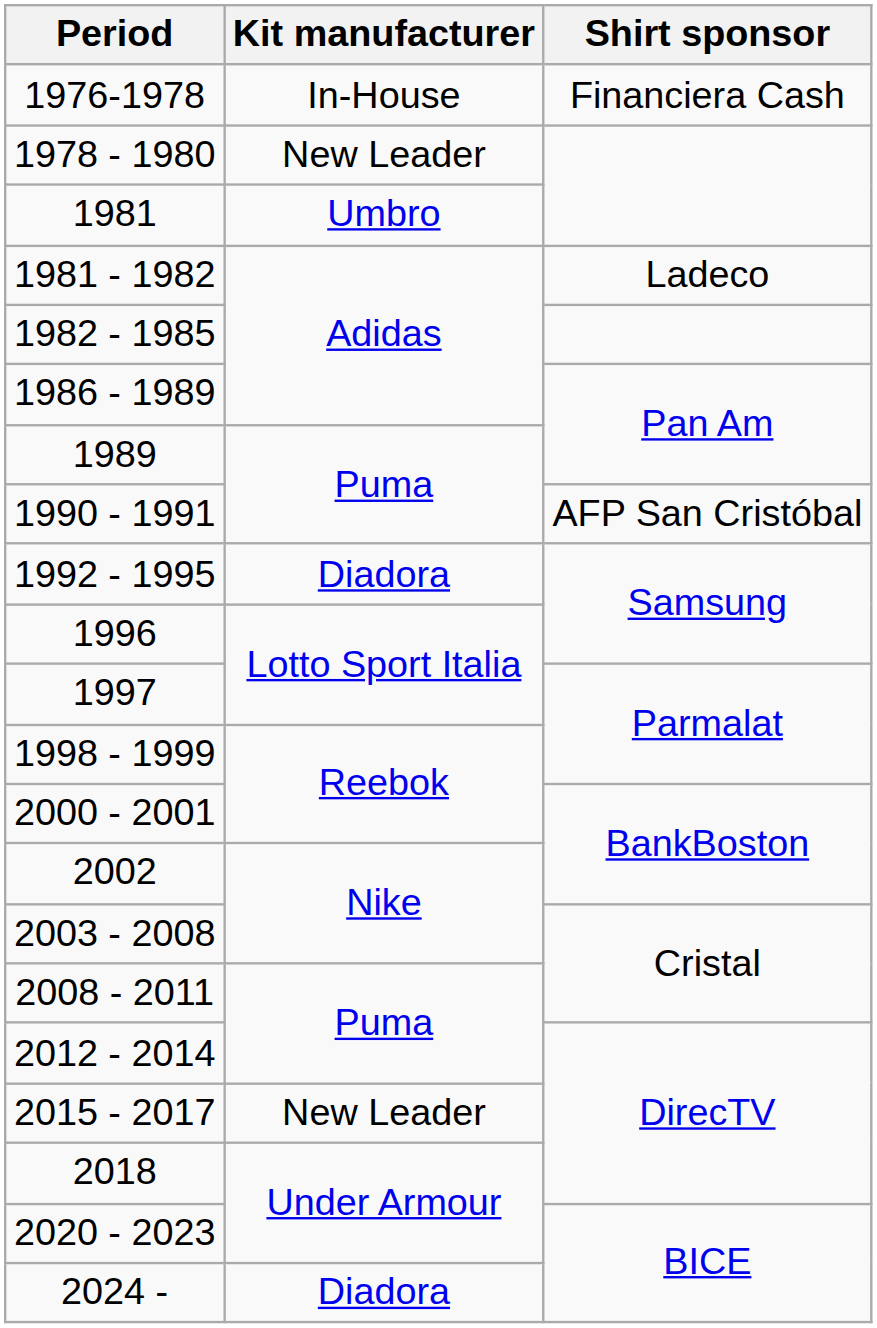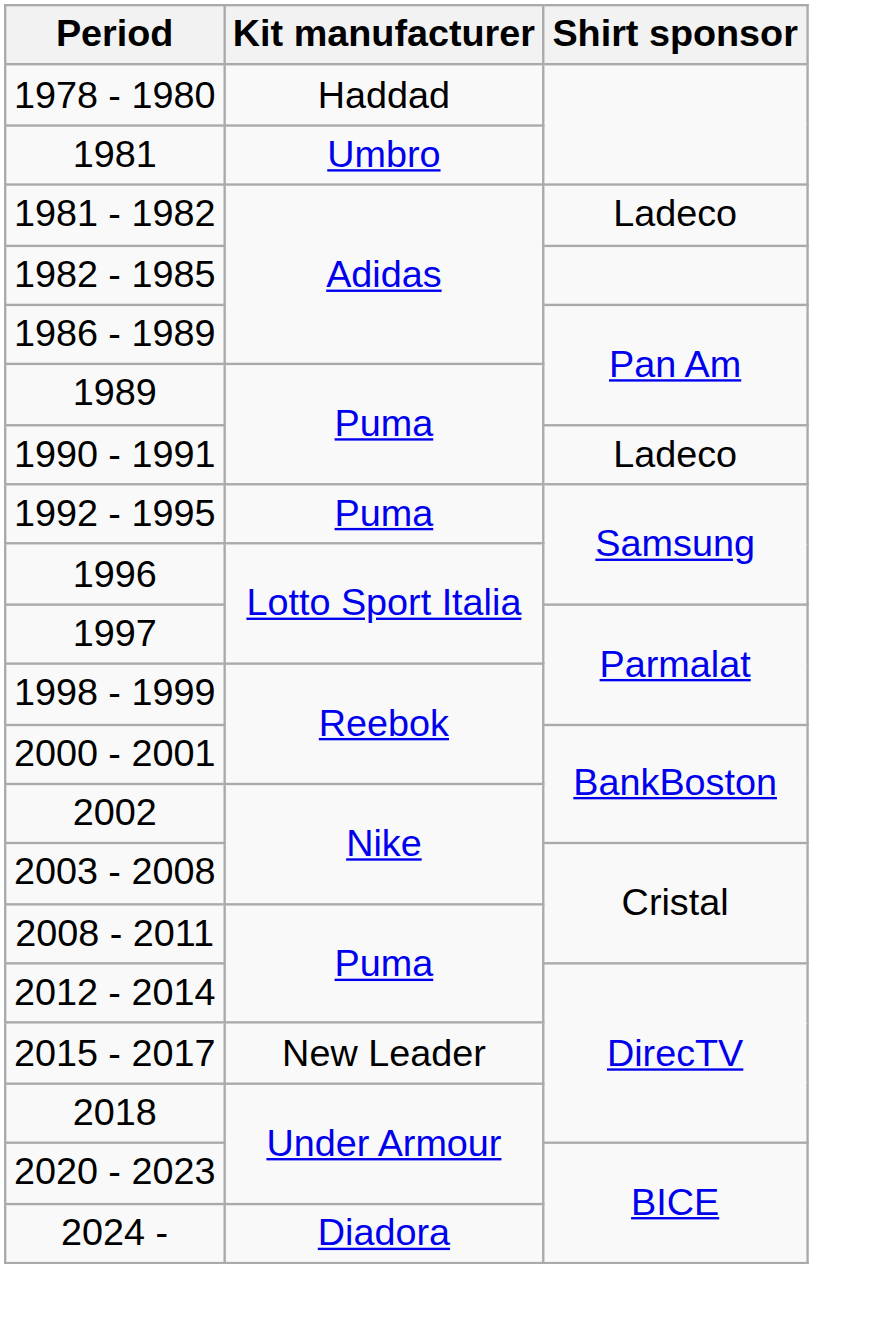- row: (115, 94)
(384, 154) New Leader -> (384, 94) Haddad
(707, 513) AFP San Cristóbal -> (675, 453) Ladeco
(384, 573) Diadora -> (384, 513) Puma
